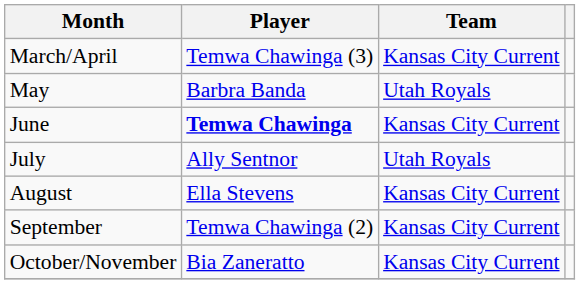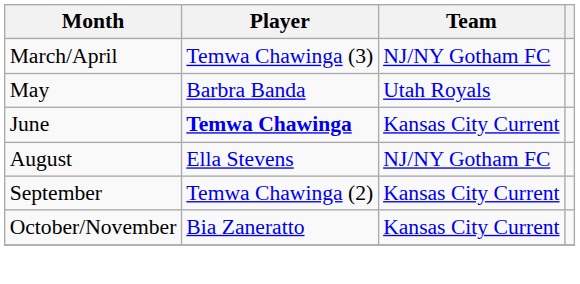(471, 55) Kansas City Current -> (467, 55) NJ/NY Gotham FC
- row: (28, 158)
(471, 192) Kansas City Current -> (467, 158) NJ/NY Gotham FC
